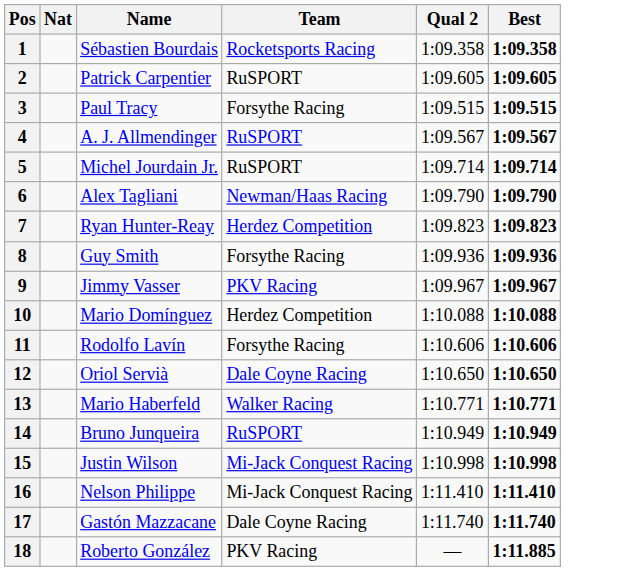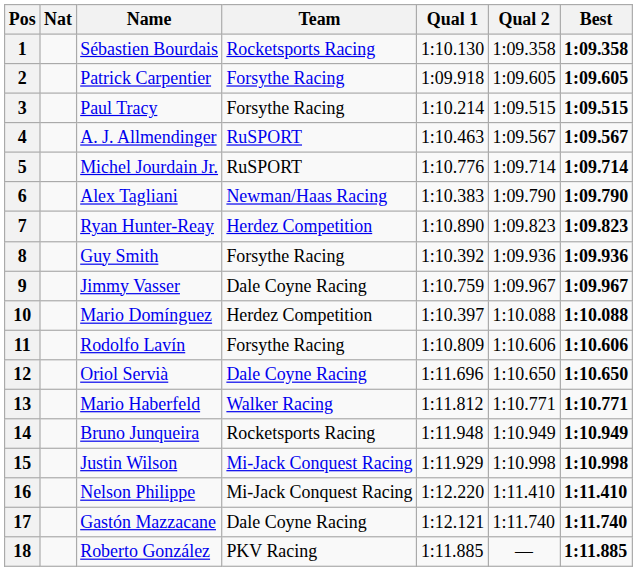+ column: (453, 19)
(264, 78) RuSPORT -> (285, 78) Forsythe Racing
(272, 285) PKV Racing -> (297, 285) Dale Coyne Racing
(264, 433) RuSPORT -> (301, 433) Rocketsports Racing
